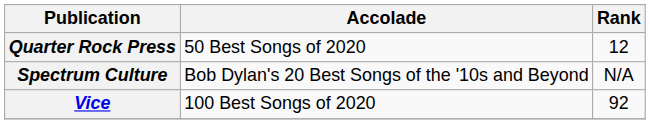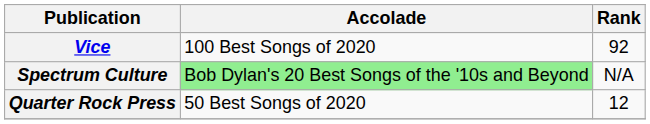rows swapped: (92, 47) <-> (92, 103)
(386, 75) no background -> (386, 75) lightgreen background
